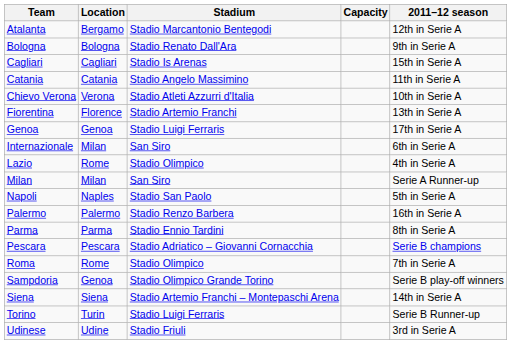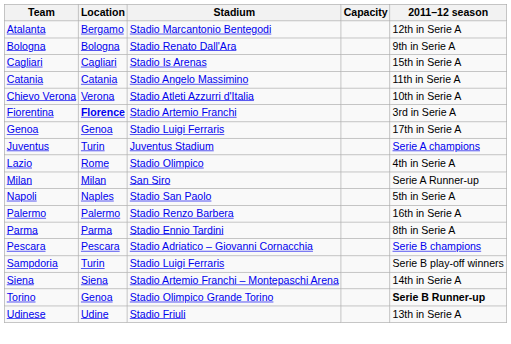(101, 113) normal -> (103, 113) bold
(427, 113) 13th in Serie A -> (424, 113) 3rd in Serie A
- row: (40, 146)
+ row: (28, 146)
- row: (21, 264)
(97, 280) Genoa -> (93, 264) Turin
(202, 280) Stadio Olimpico Grande Torino -> (177, 264) Stadio Luigi Ferraris
(93, 314) Turin -> (97, 297) Genoa
(177, 314) Stadio Luigi Ferraris -> (202, 297) Stadio Olimpico Grande Torino
(436, 314) normal -> (439, 297) bold
(424, 331) 3rd in Serie A -> (427, 314) 13th in Serie A
